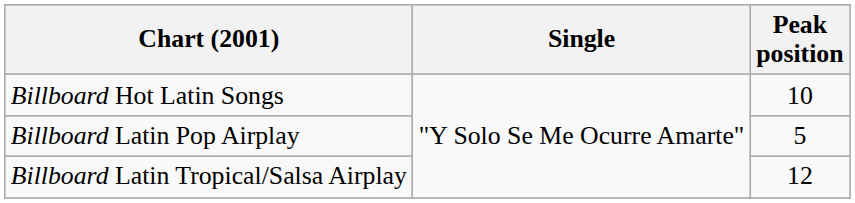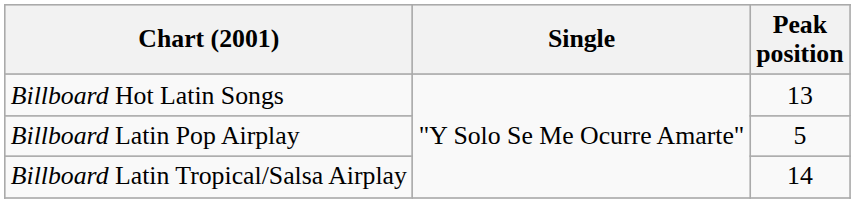(800, 94) 10 -> (800, 94) 13
(800, 176) 12 -> (800, 176) 14
